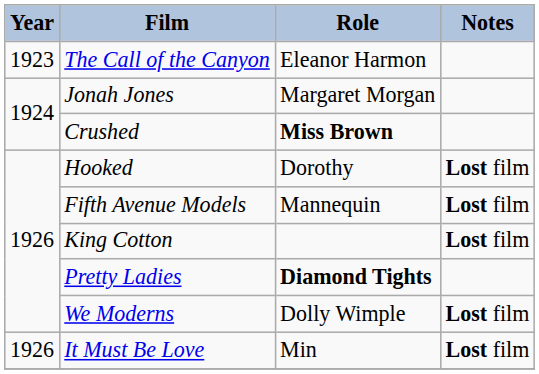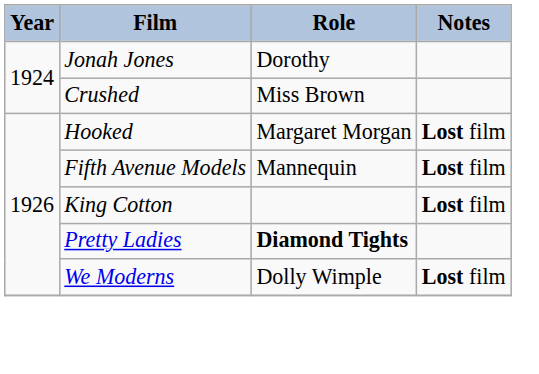- row: (167, 59)
(358, 95) Margaret Morgan -> (293, 59) Dorothy
(337, 132) bold -> (311, 95) normal
(317, 168) Dorothy -> (334, 132) Margaret Morgan
- row: (134, 350)
